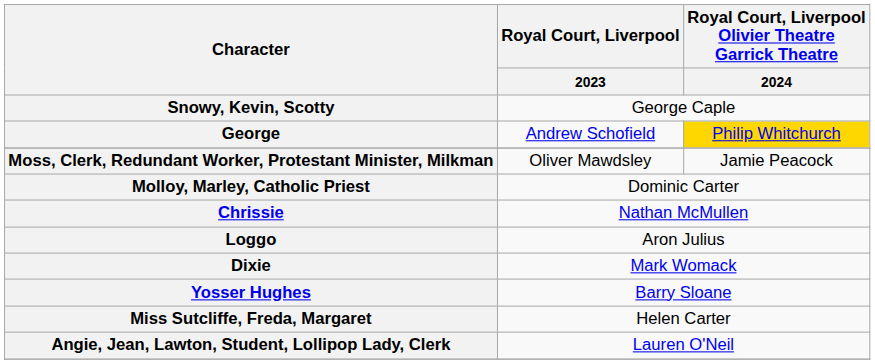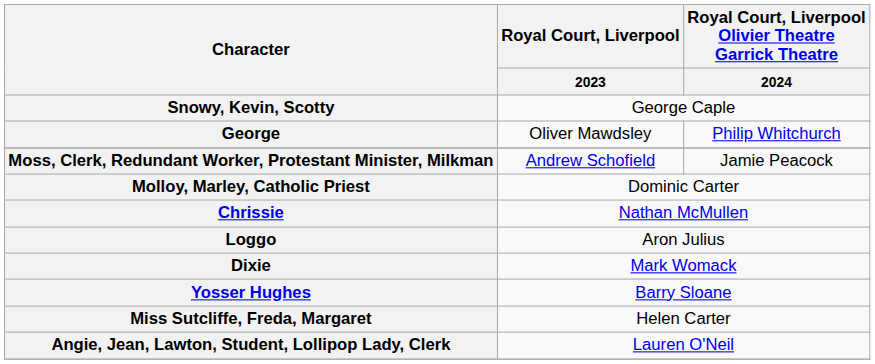(590, 134) Andrew Schofield -> (590, 134) Oliver Mawdsley
(777, 134) gold background -> (777, 134) no background
(590, 160) Oliver Mawdsley -> (590, 160) Andrew Schofield
